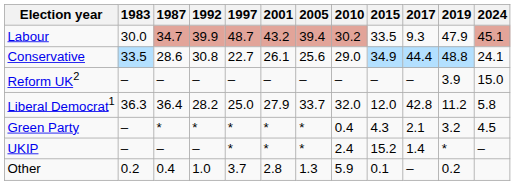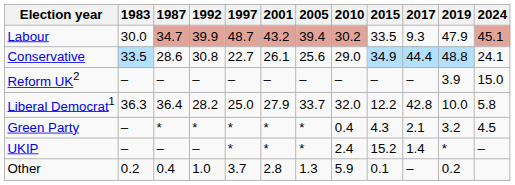(383, 104) 12.0 -> (383, 104) 12.2
(454, 104) 11.2 -> (455, 104) 10.0
